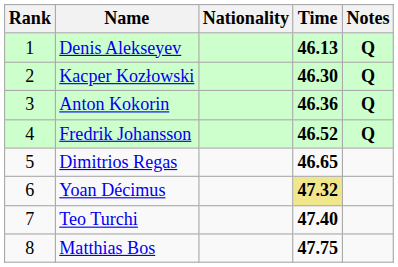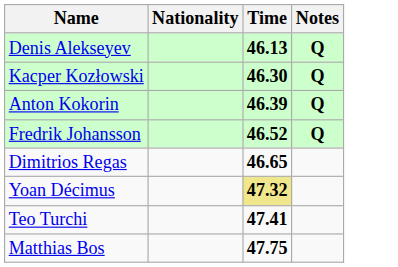- column: (30, 18)
(318, 104) 46.36 -> (267, 104) 46.39
(318, 219) 47.40 -> (267, 219) 47.41
